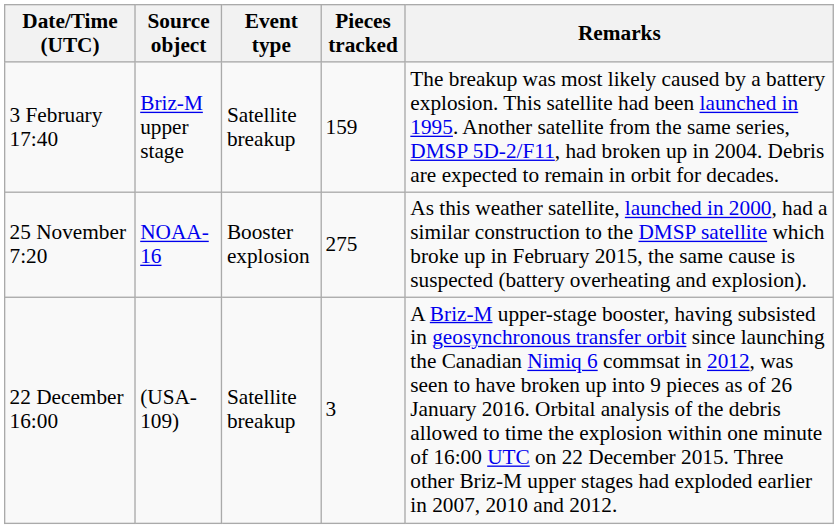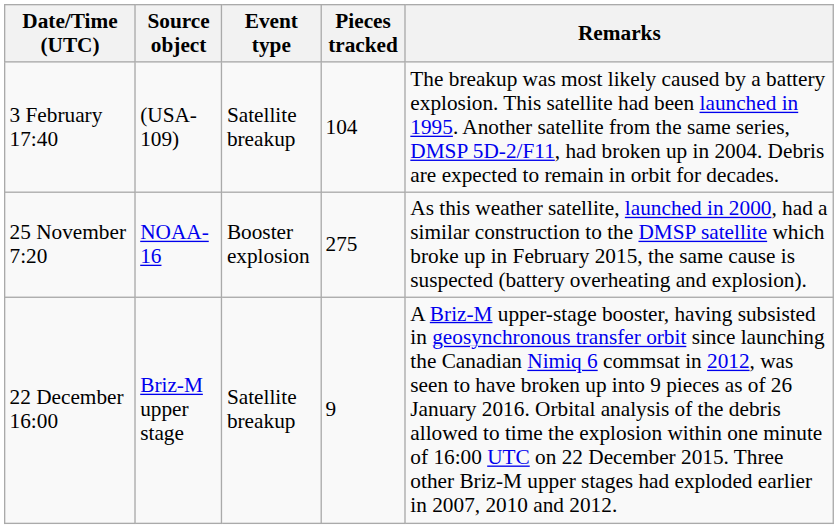(172, 126) Briz-M upper stage -> (169, 126) (USA-109)
(342, 126) 159 -> (342, 126) 104
(169, 409) (USA-109) -> (172, 409) Briz-M upper stage
(331, 409) 3 -> (331, 409) 9
